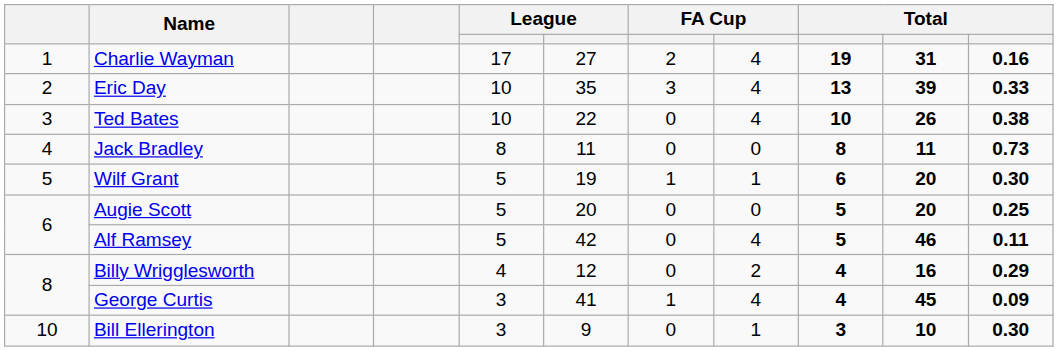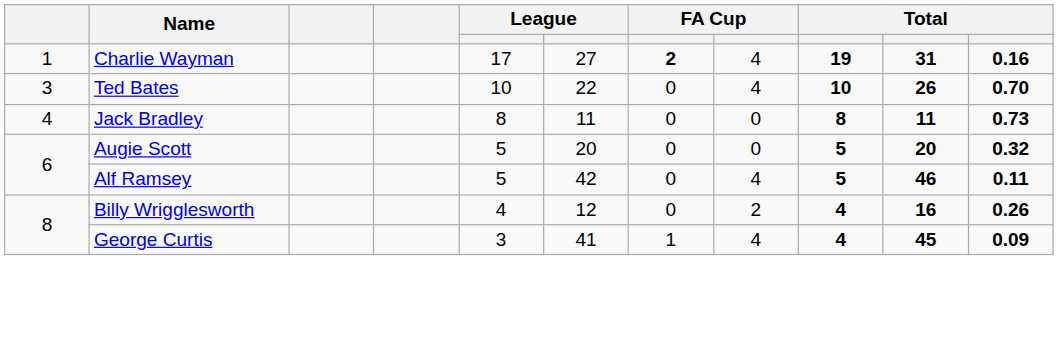(671, 58) normal -> (671, 58) bold
- row: (130, 88)
(1011, 118) 0.38 -> (1011, 88) 0.70
- row: (136, 179)
(1011, 209) 0.25 -> (1011, 149) 0.32
(1011, 269) 0.29 -> (1011, 209) 0.26
- row: (154, 330)
